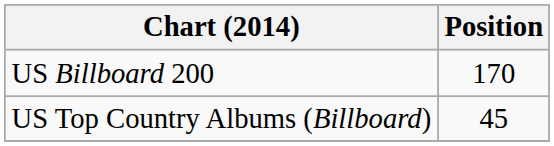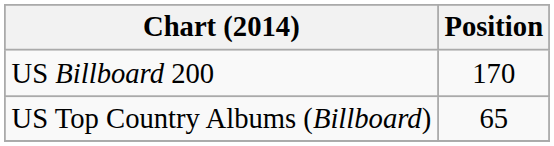(494, 118) 45 -> (494, 118) 65
